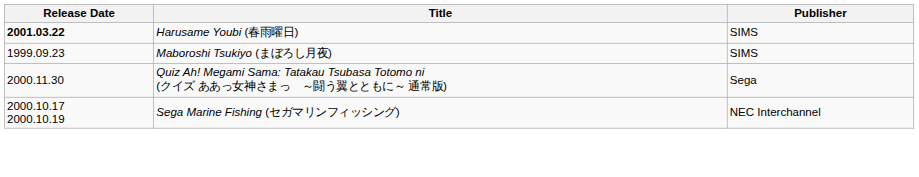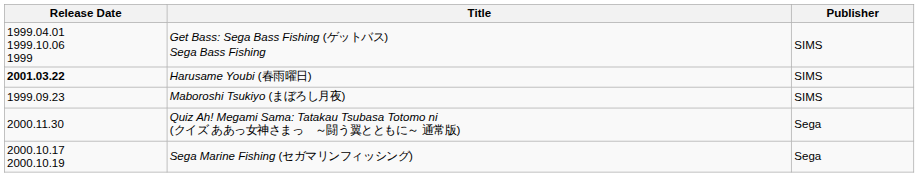+ row: (279, 45)
(775, 112) NEC Interchannel -> (808, 156) Sega
